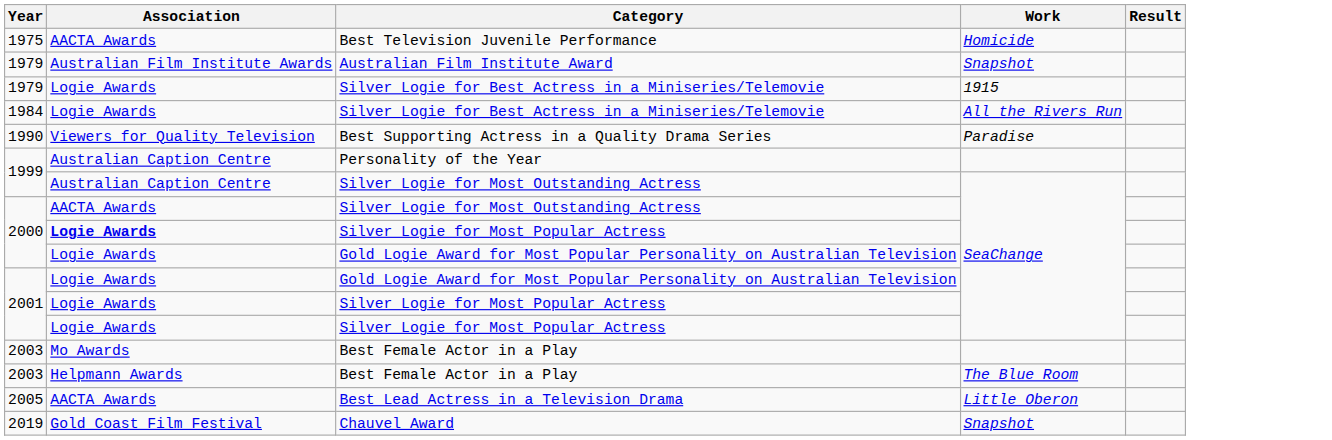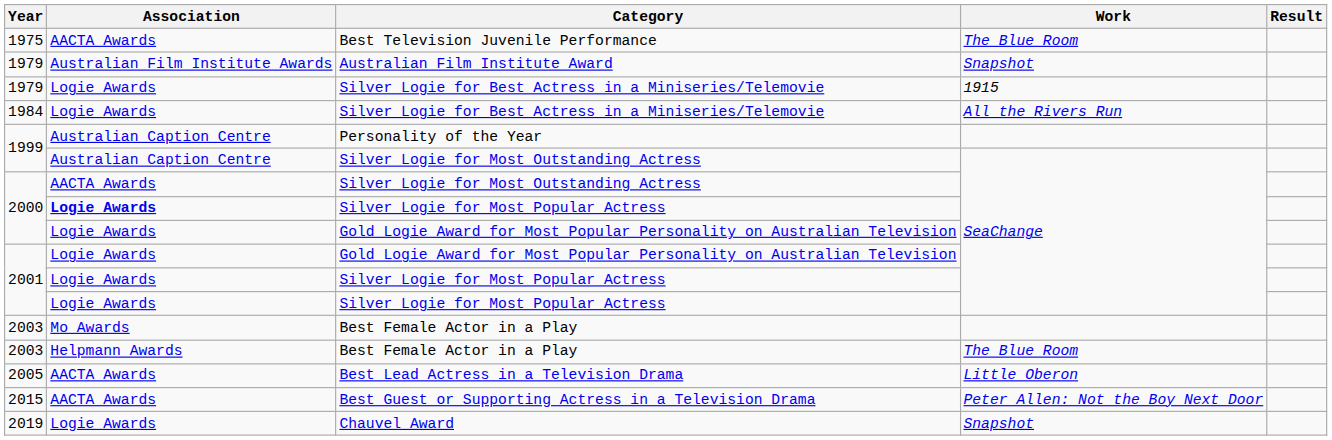(999, 40) Homicide -> (1021, 40) The Blue Room
- row: (26, 136)
+ row: (26, 400)
(156, 424) Gold Coast Film Festival -> (103, 424) Logie Awards
